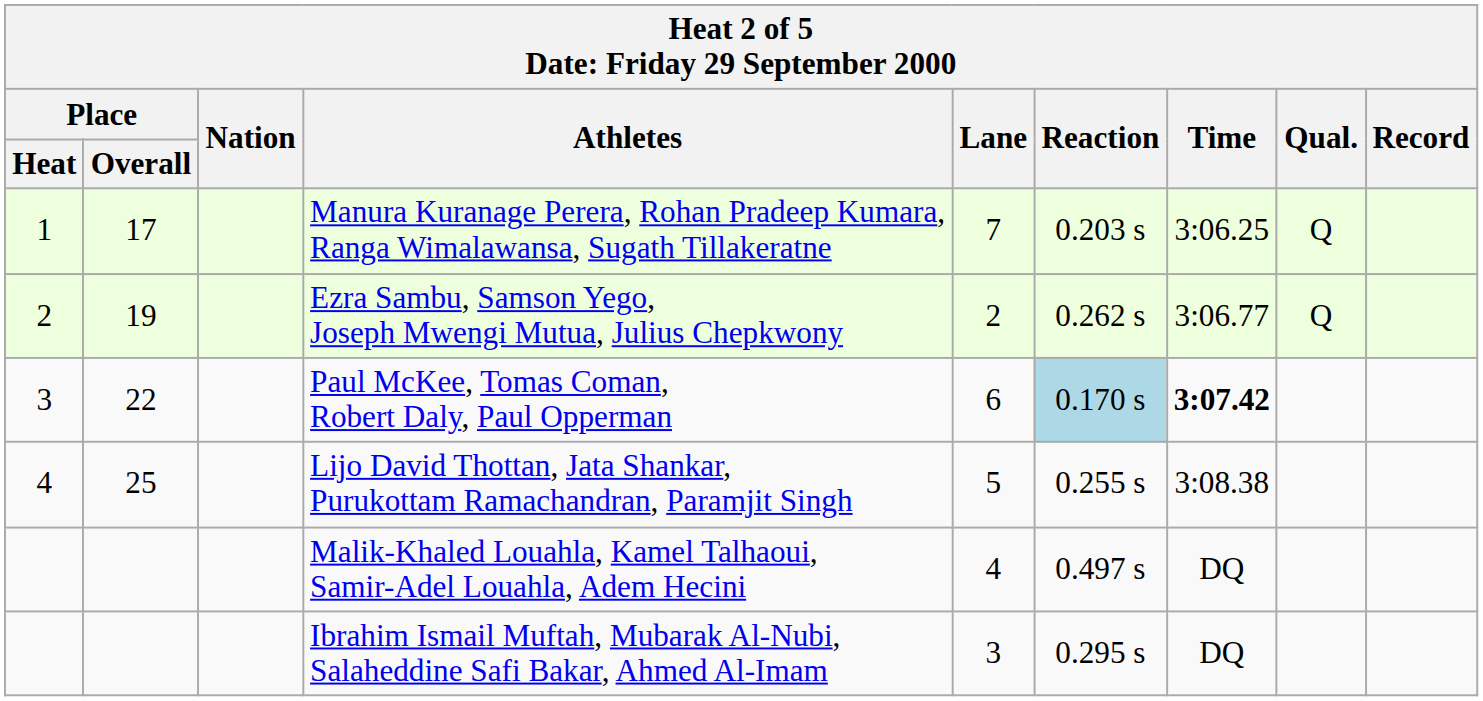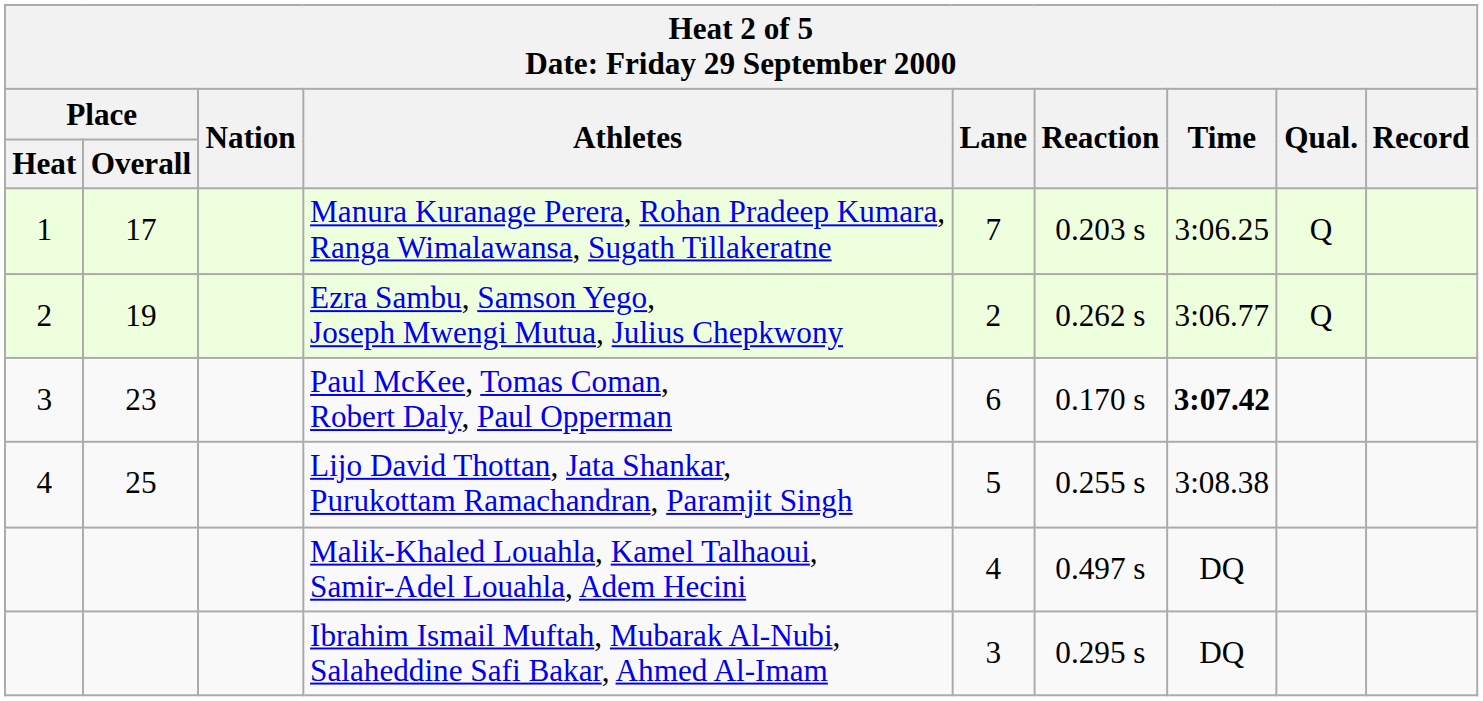(141, 399) 22 -> (141, 399) 23
(1100, 399) lightblue background -> (1100, 399) no background
